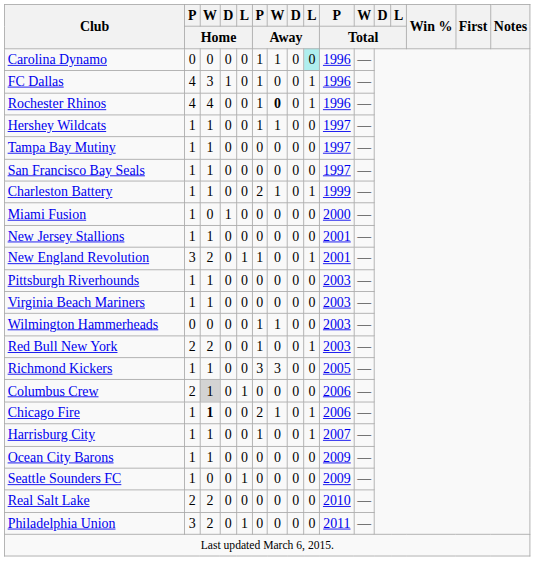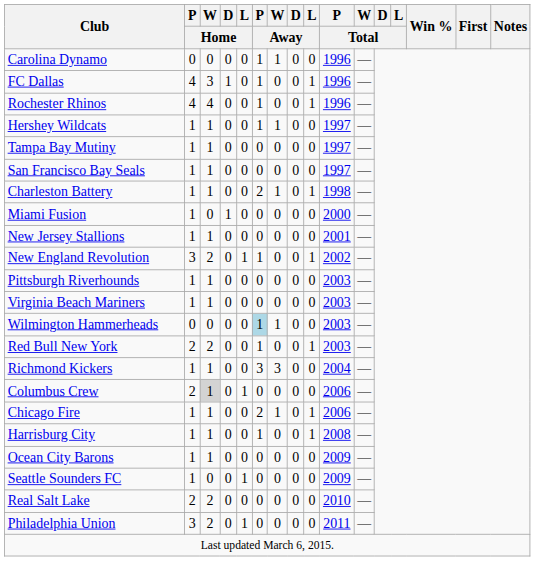(312, 59) paleturquoise background -> (312, 59) no background
(277, 103) bold -> (277, 103) normal
(337, 192) 1999 -> (337, 192) 1998
(337, 258) 2001 -> (337, 258) 2002
(260, 324) no background -> (260, 324) lightblue background
(337, 368) 2005 -> (337, 368) 2004
(210, 412) bold -> (210, 412) normal
(337, 434) 2007 -> (337, 434) 2008
